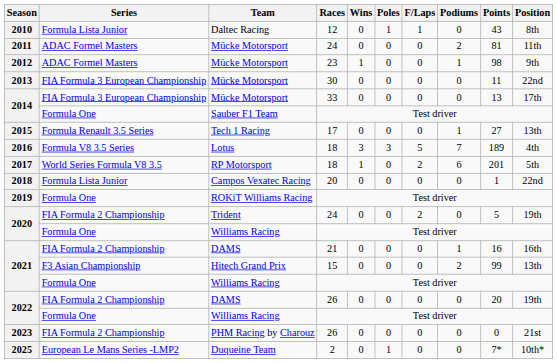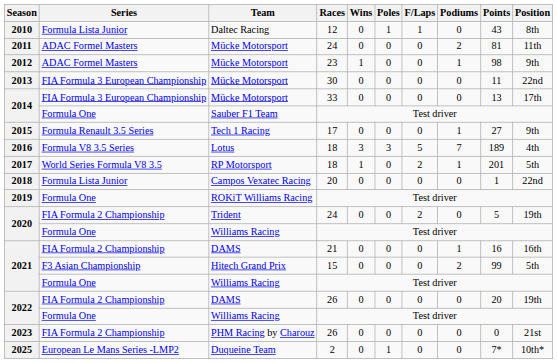(533, 131) 13th -> (533, 131) 9th
(459, 165) 6 -> (459, 165) 1
(533, 266) 13th -> (533, 266) 5th
